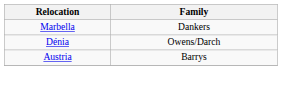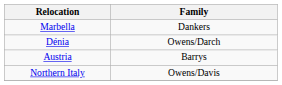+ row: (58, 73)
